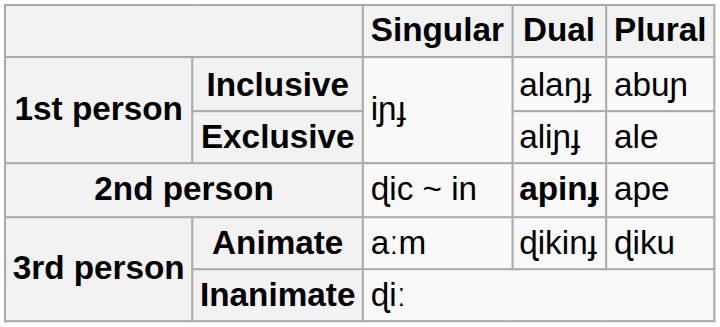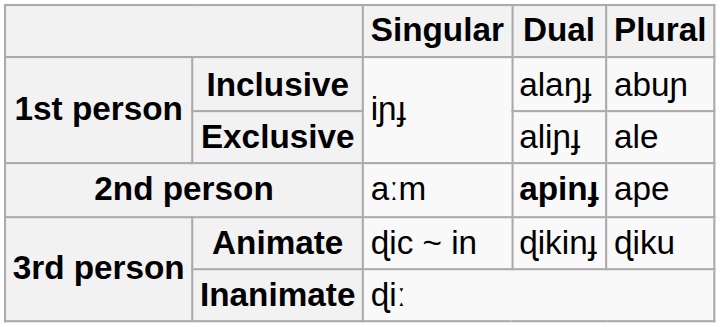(424, 189) ɖic ~ in -> (398, 189) aːm
(398, 242) aːm -> (424, 242) ɖic ~ in
